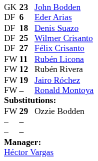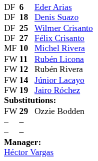- row: (24, 7)
+ row: (24, 48)
+ row: (24, 79)
- row: (21, 90)
